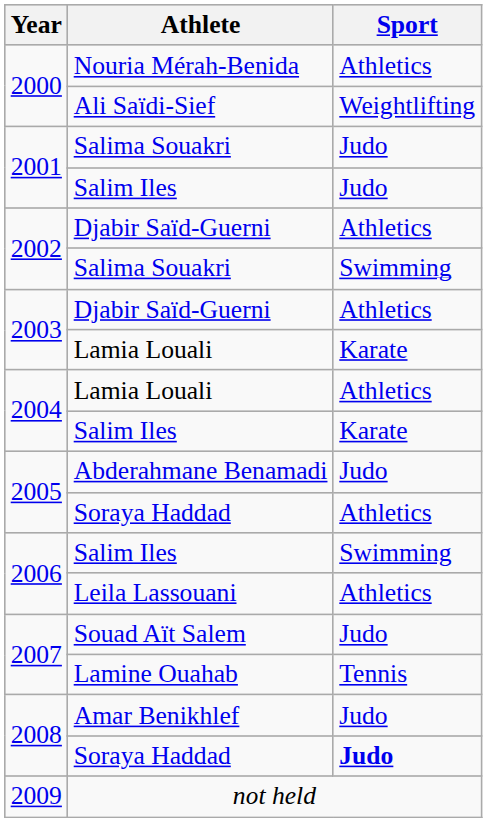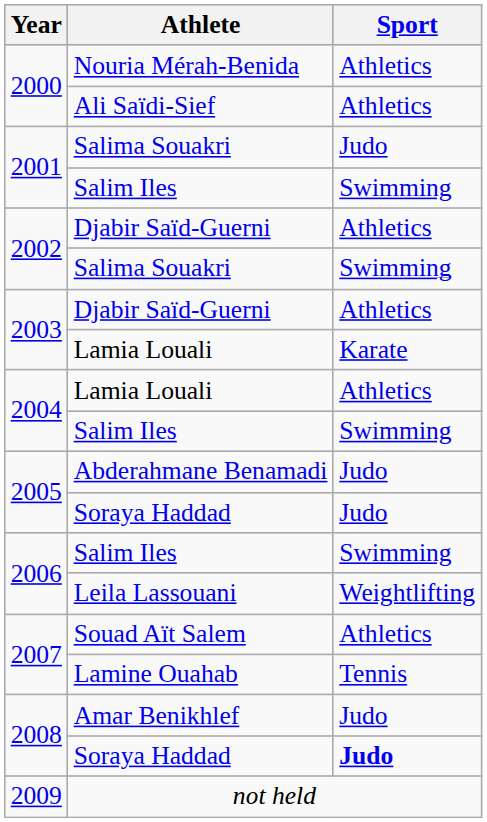(407, 106) Weightlifting -> (385, 106) Athletics
(363, 187) Judo -> (395, 187) Swimming
(373, 430) Karate -> (395, 430) Swimming
(385, 512) Athletics -> (363, 512) Judo
(385, 593) Athletics -> (407, 593) Weightlifting
(363, 633) Judo -> (385, 633) Athletics
